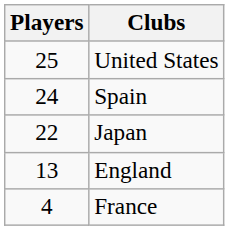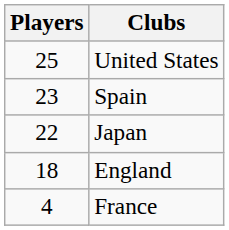(47, 96) 24 -> (47, 96) 23
(47, 170) 13 -> (47, 170) 18
